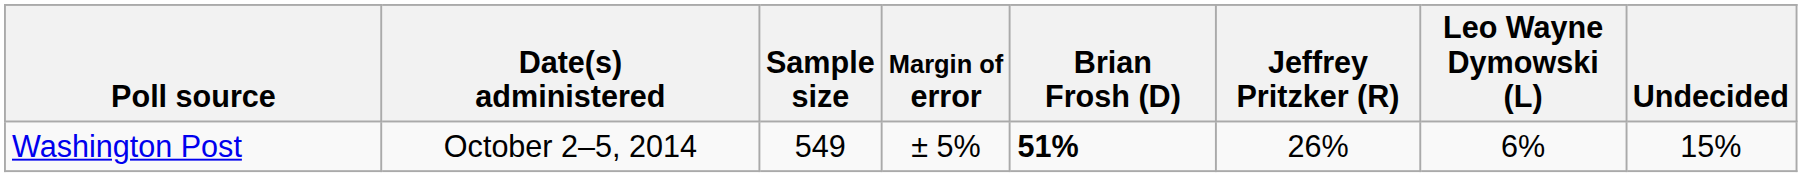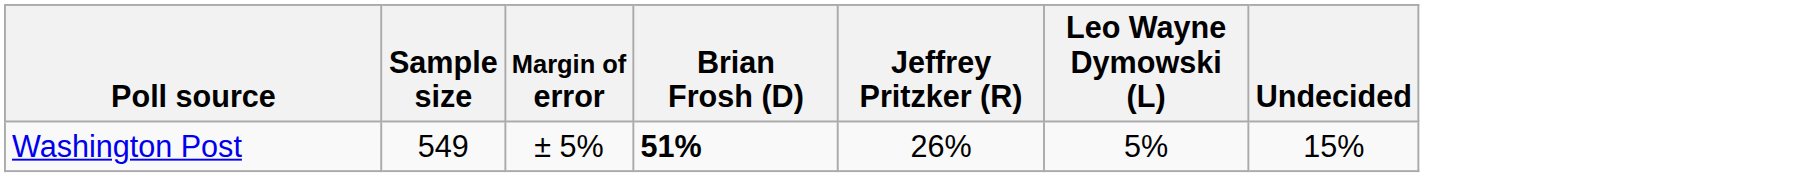- column: (570, 80)
(1523, 145) 6% -> (1146, 145) 5%
